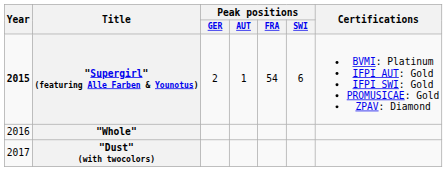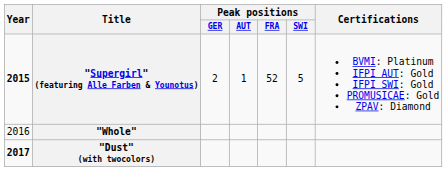(272, 79) 54 -> (272, 79) 52
(301, 79) 6 -> (301, 79) 5
(18, 153) normal -> (18, 153) bold
